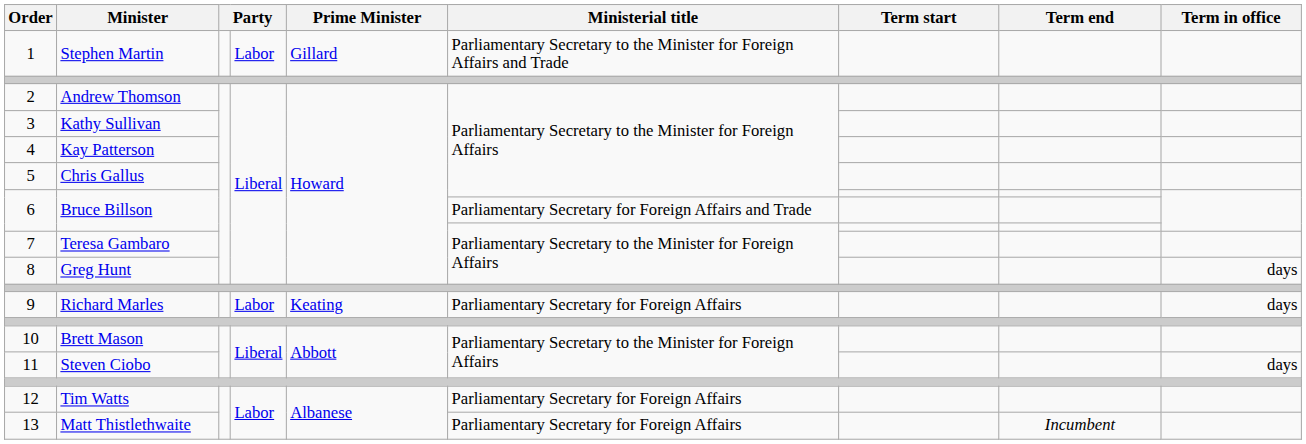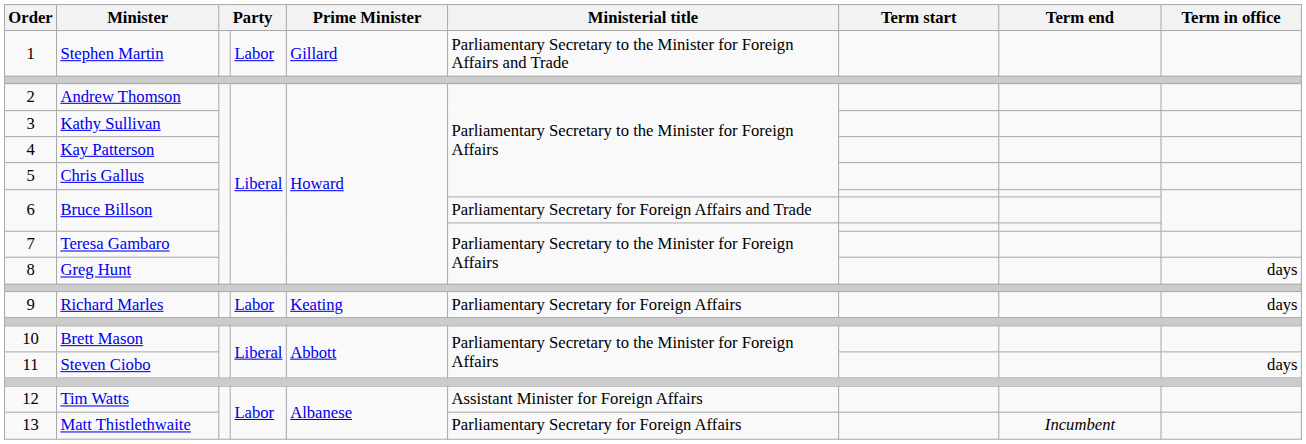(596, 399) Parliamentary Secretary for Foreign Affairs -> (577, 399) Assistant Minister for Foreign Affairs
